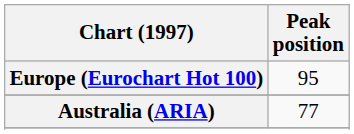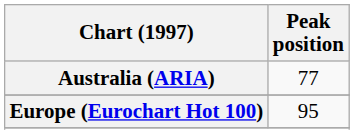rows swapped: (136, 111) <-> (136, 77)
